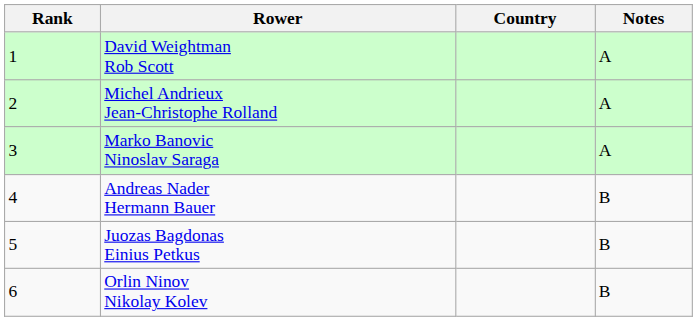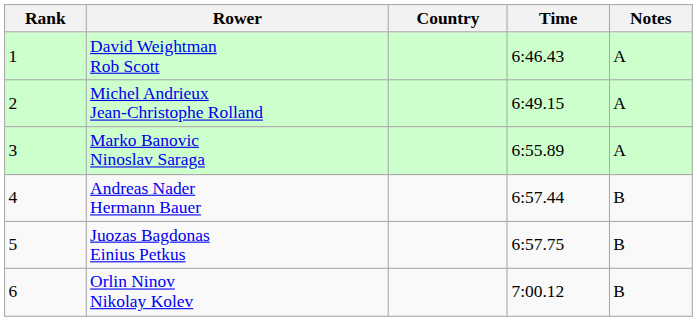+ column: (558, 18)
